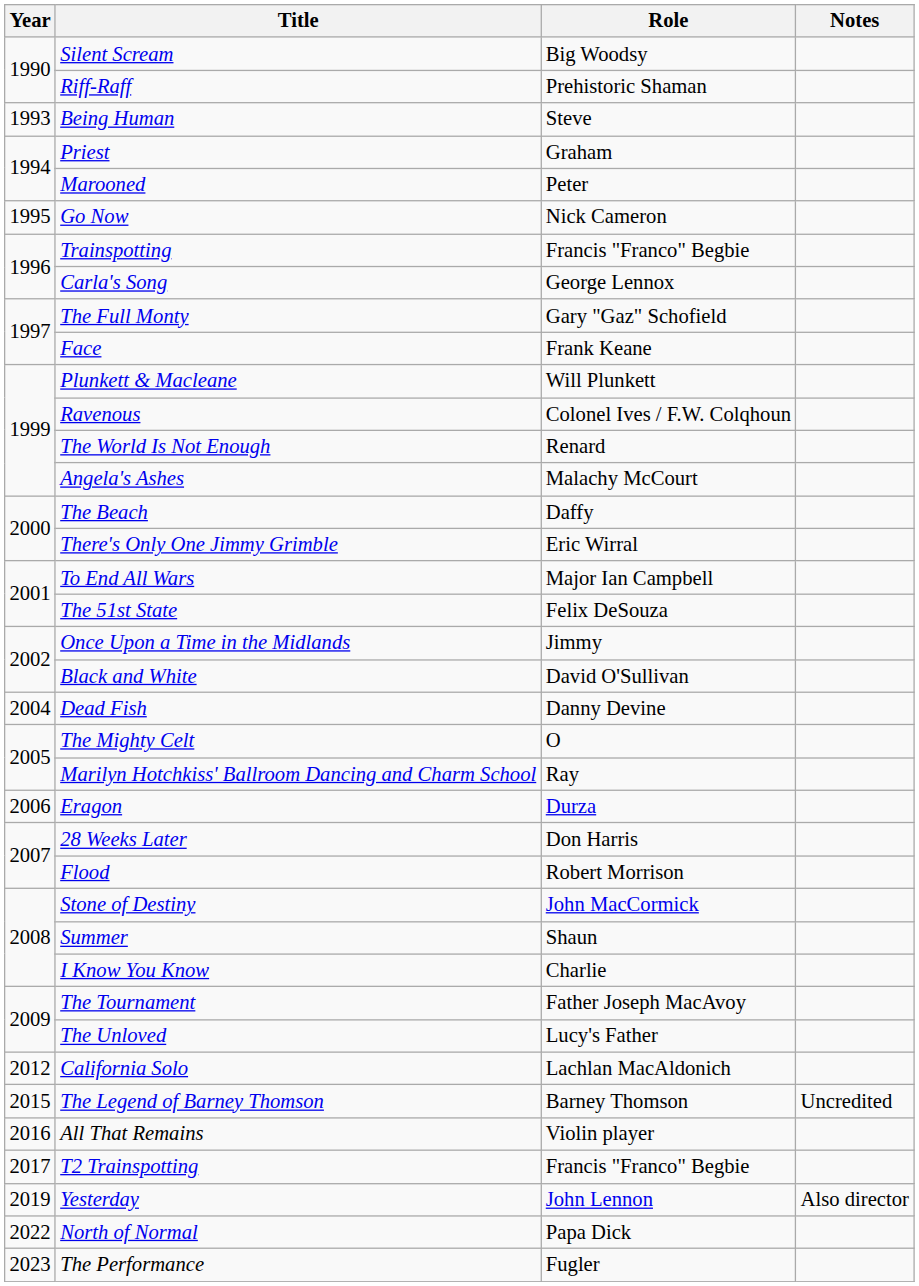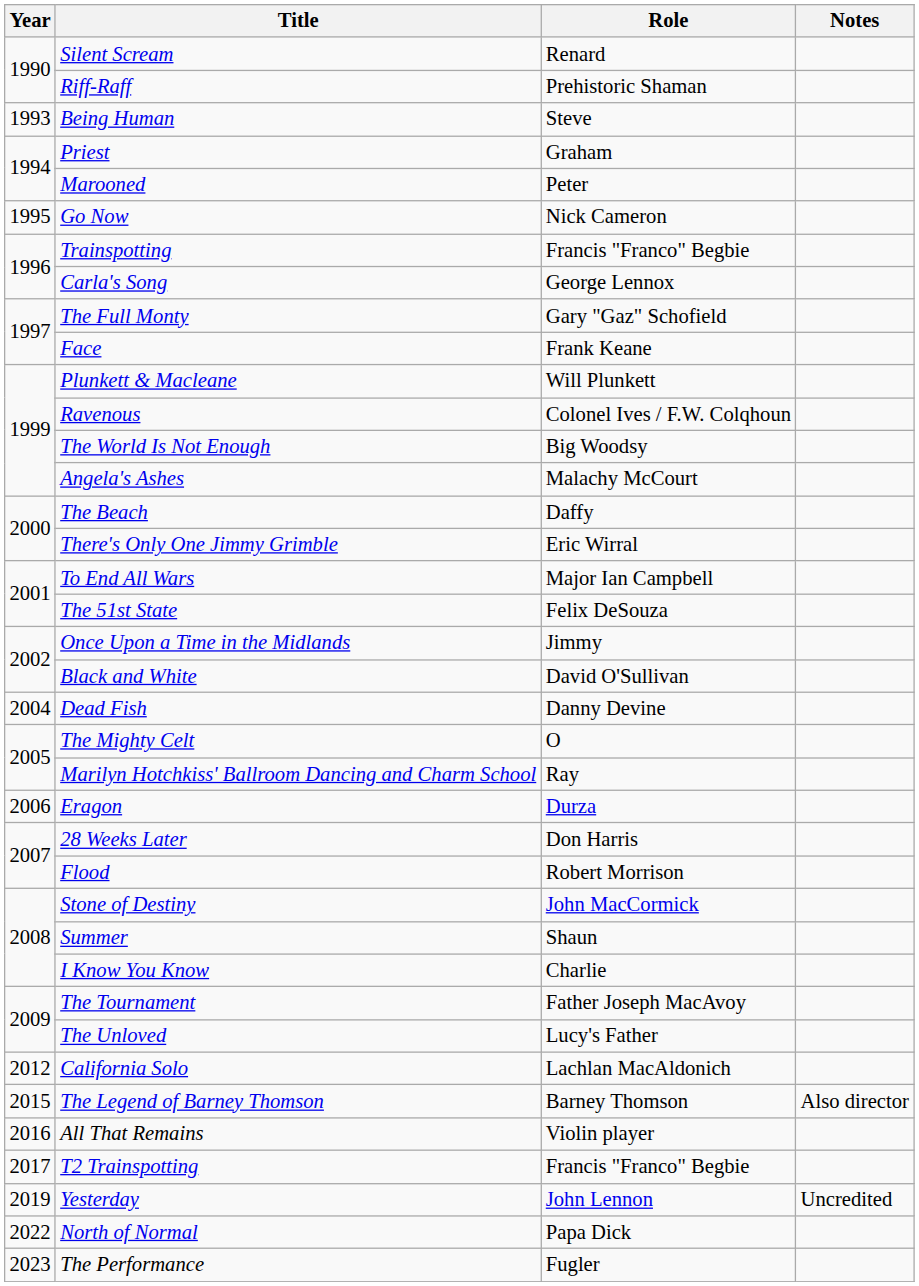(597, 53) Big Woodsy -> (576, 53) Renard
(576, 446) Renard -> (597, 446) Big Woodsy
(846, 1101) Uncredited -> (855, 1101) Also director
(855, 1199) Also director -> (846, 1199) Uncredited
